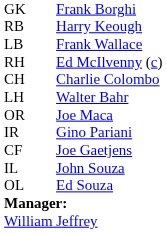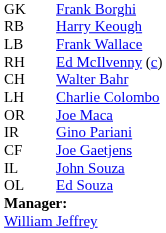(108, 79) Charlie Colombo -> (92, 79) Walter Bahr
(92, 97) Walter Bahr -> (108, 97) Charlie Colombo
